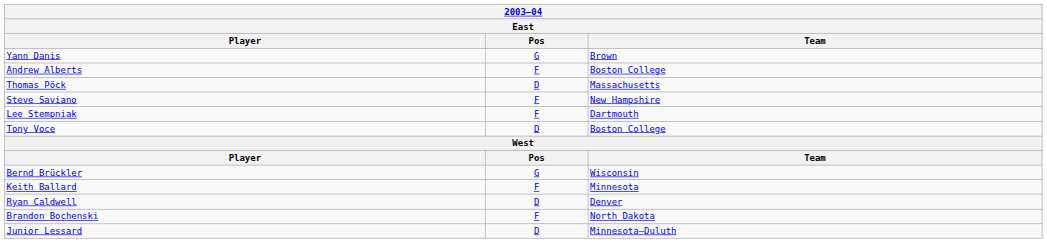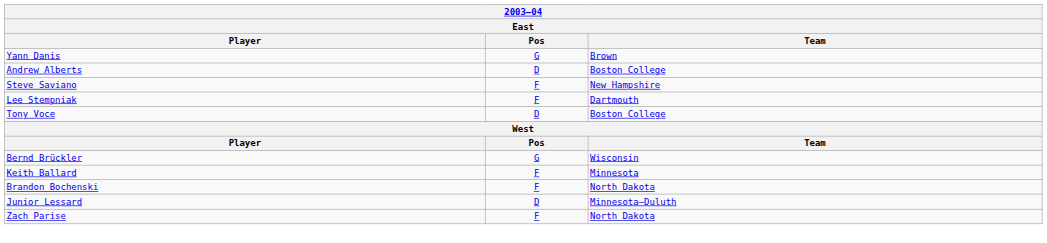(537, 70) F -> (537, 70) D
- row: (36, 85)
- row: (42, 202)
+ row: (36, 216)
